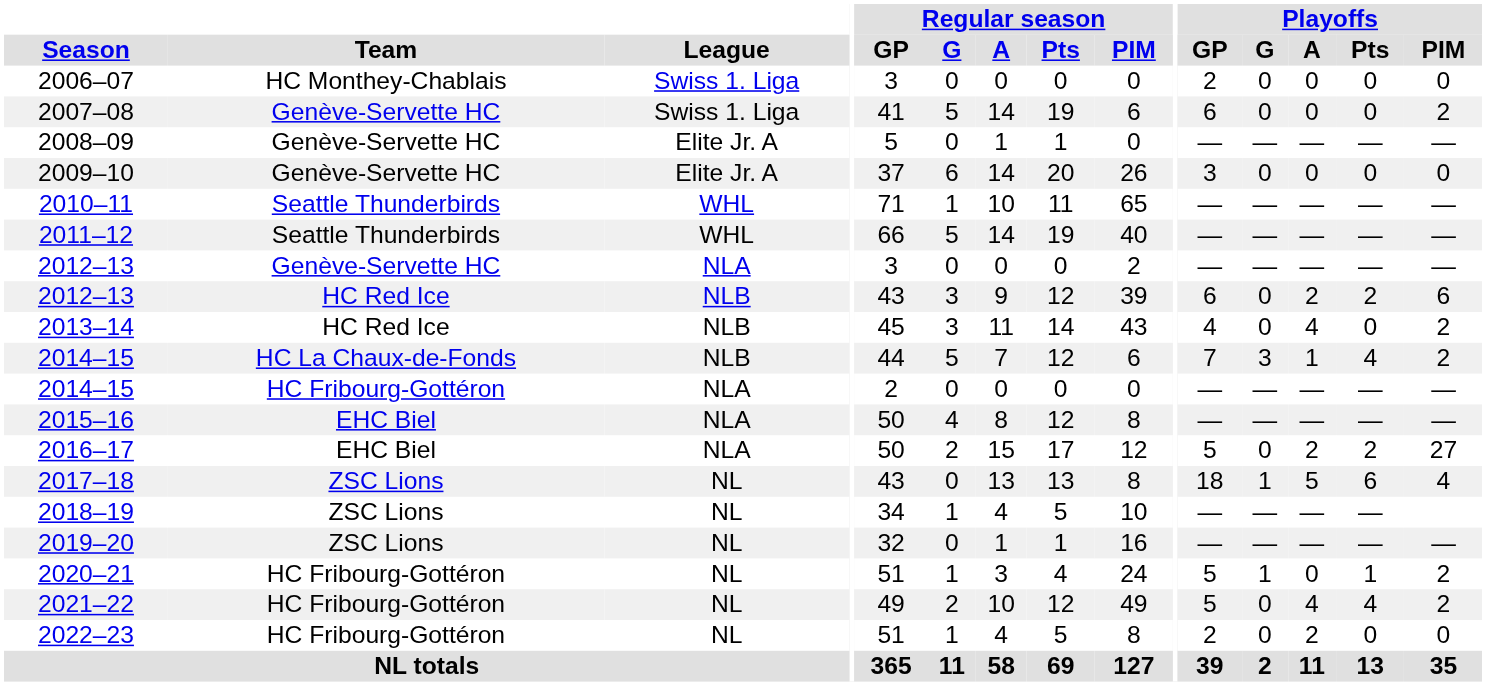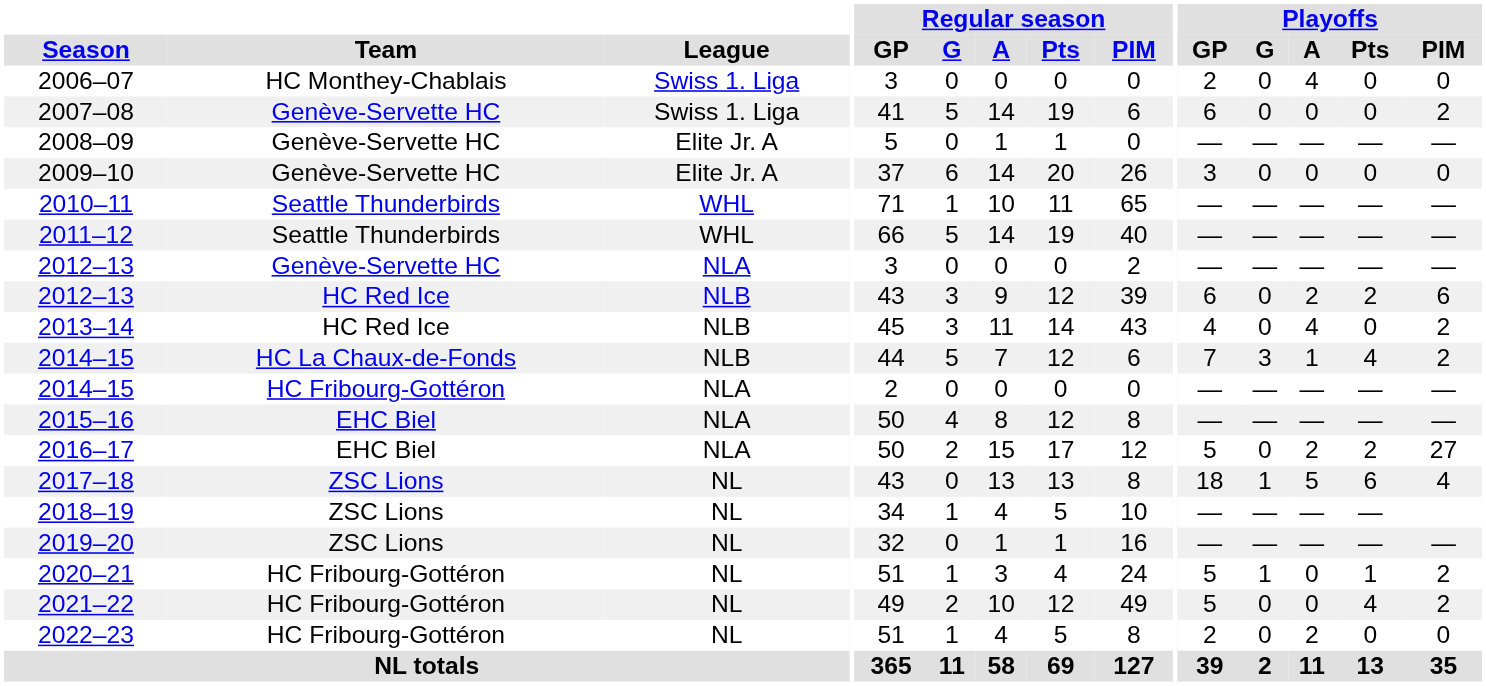(1312, 80) 0 -> (1312, 80) 4
(1312, 604) 4 -> (1312, 604) 0
